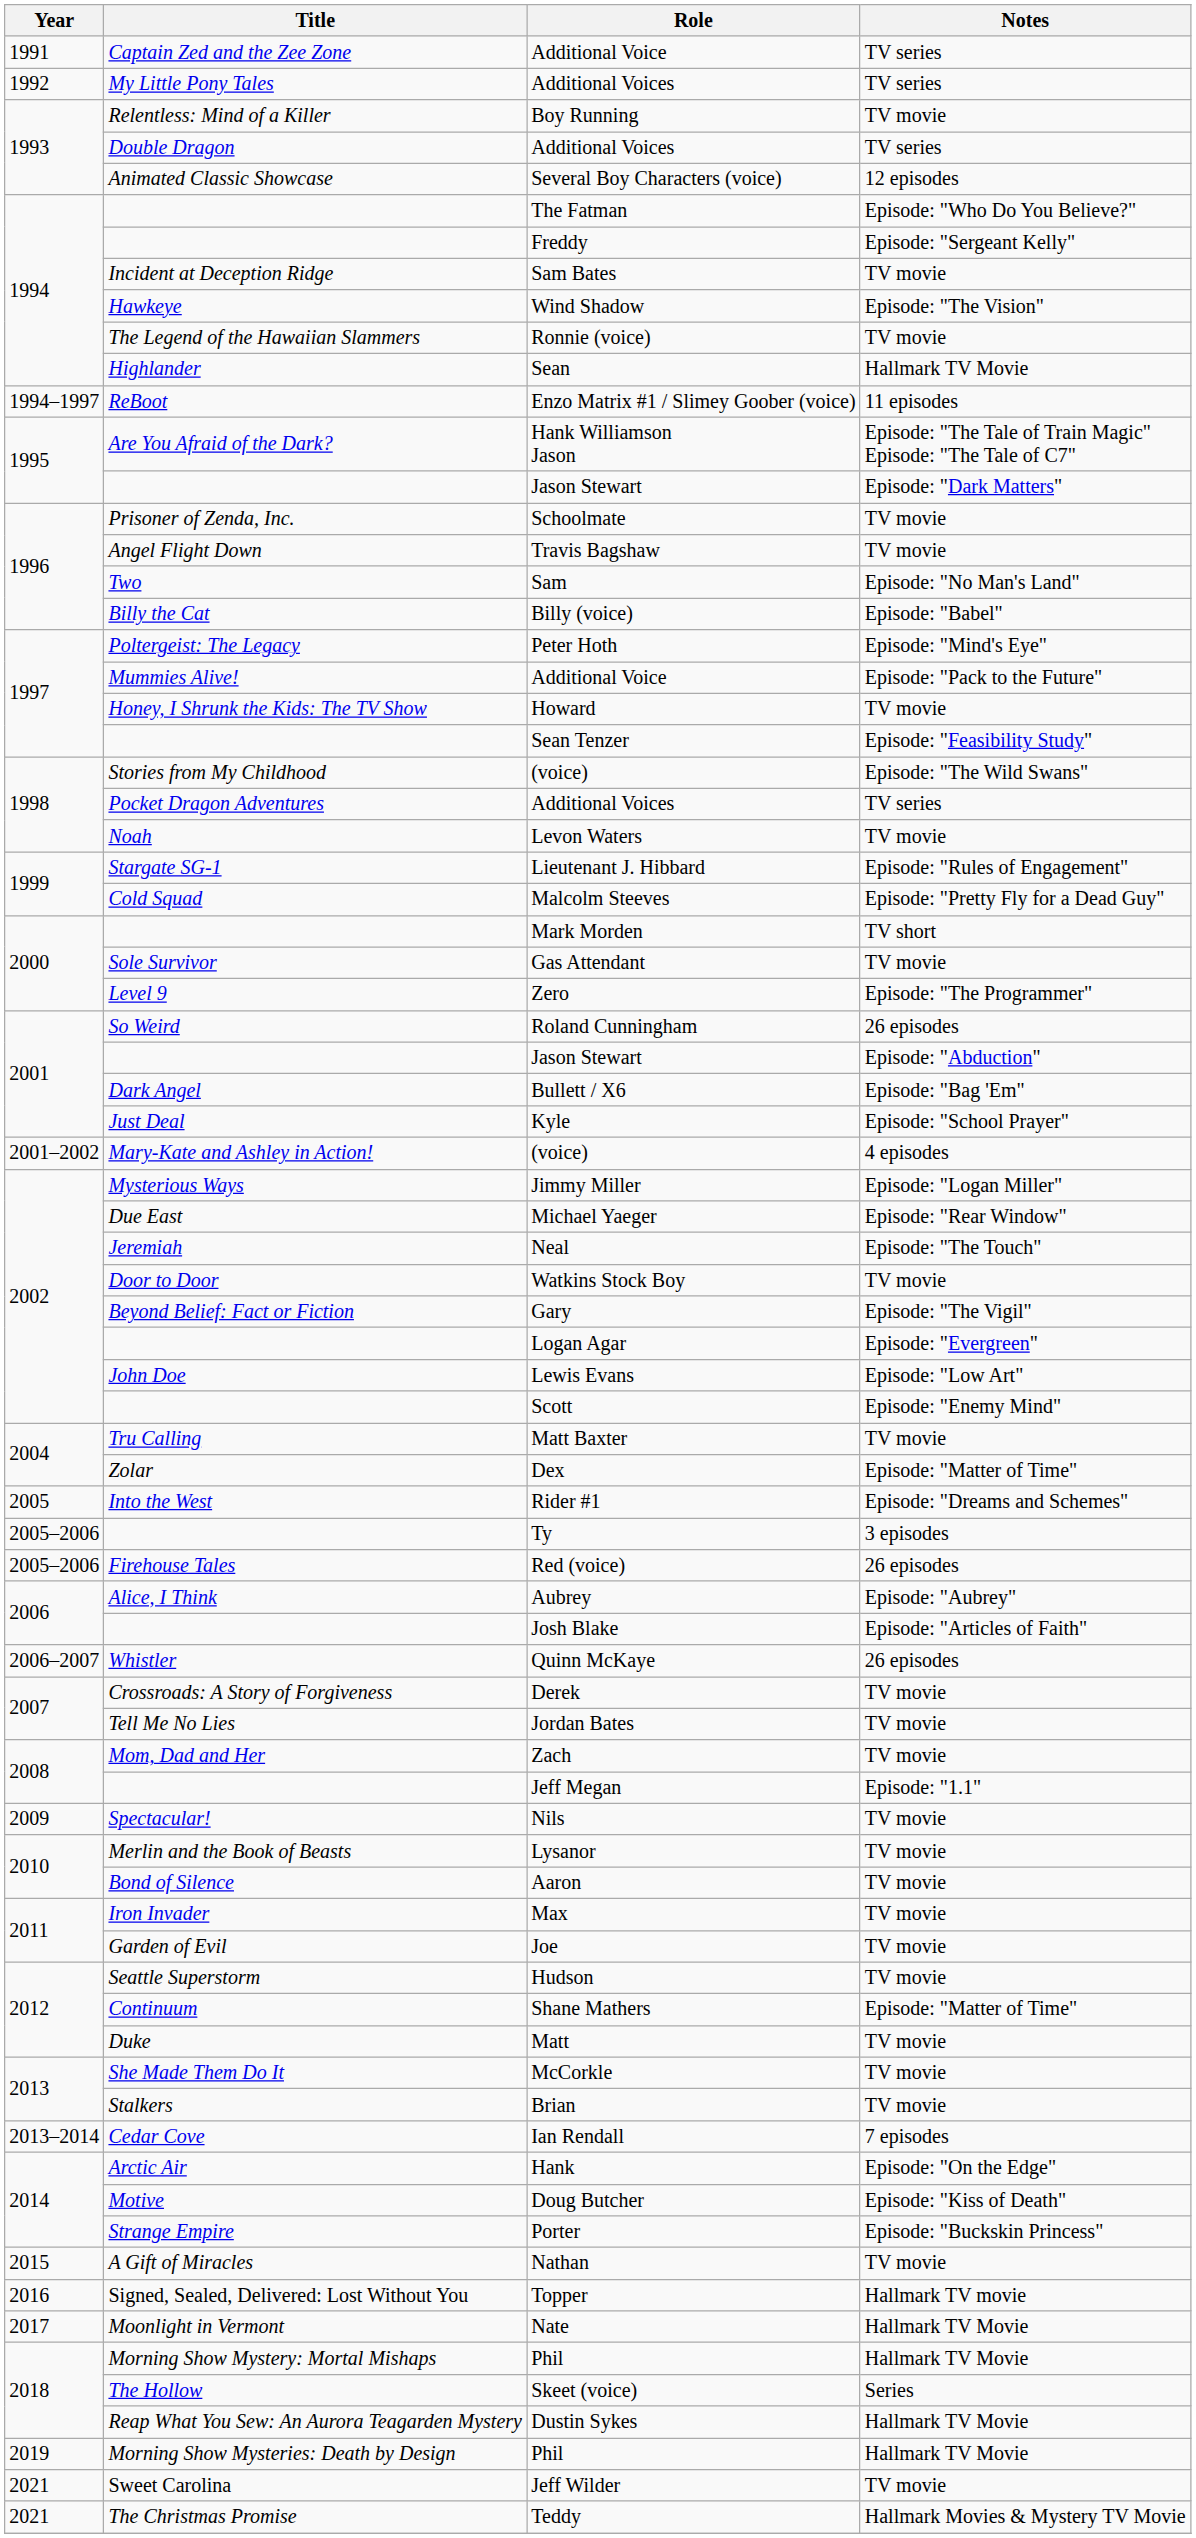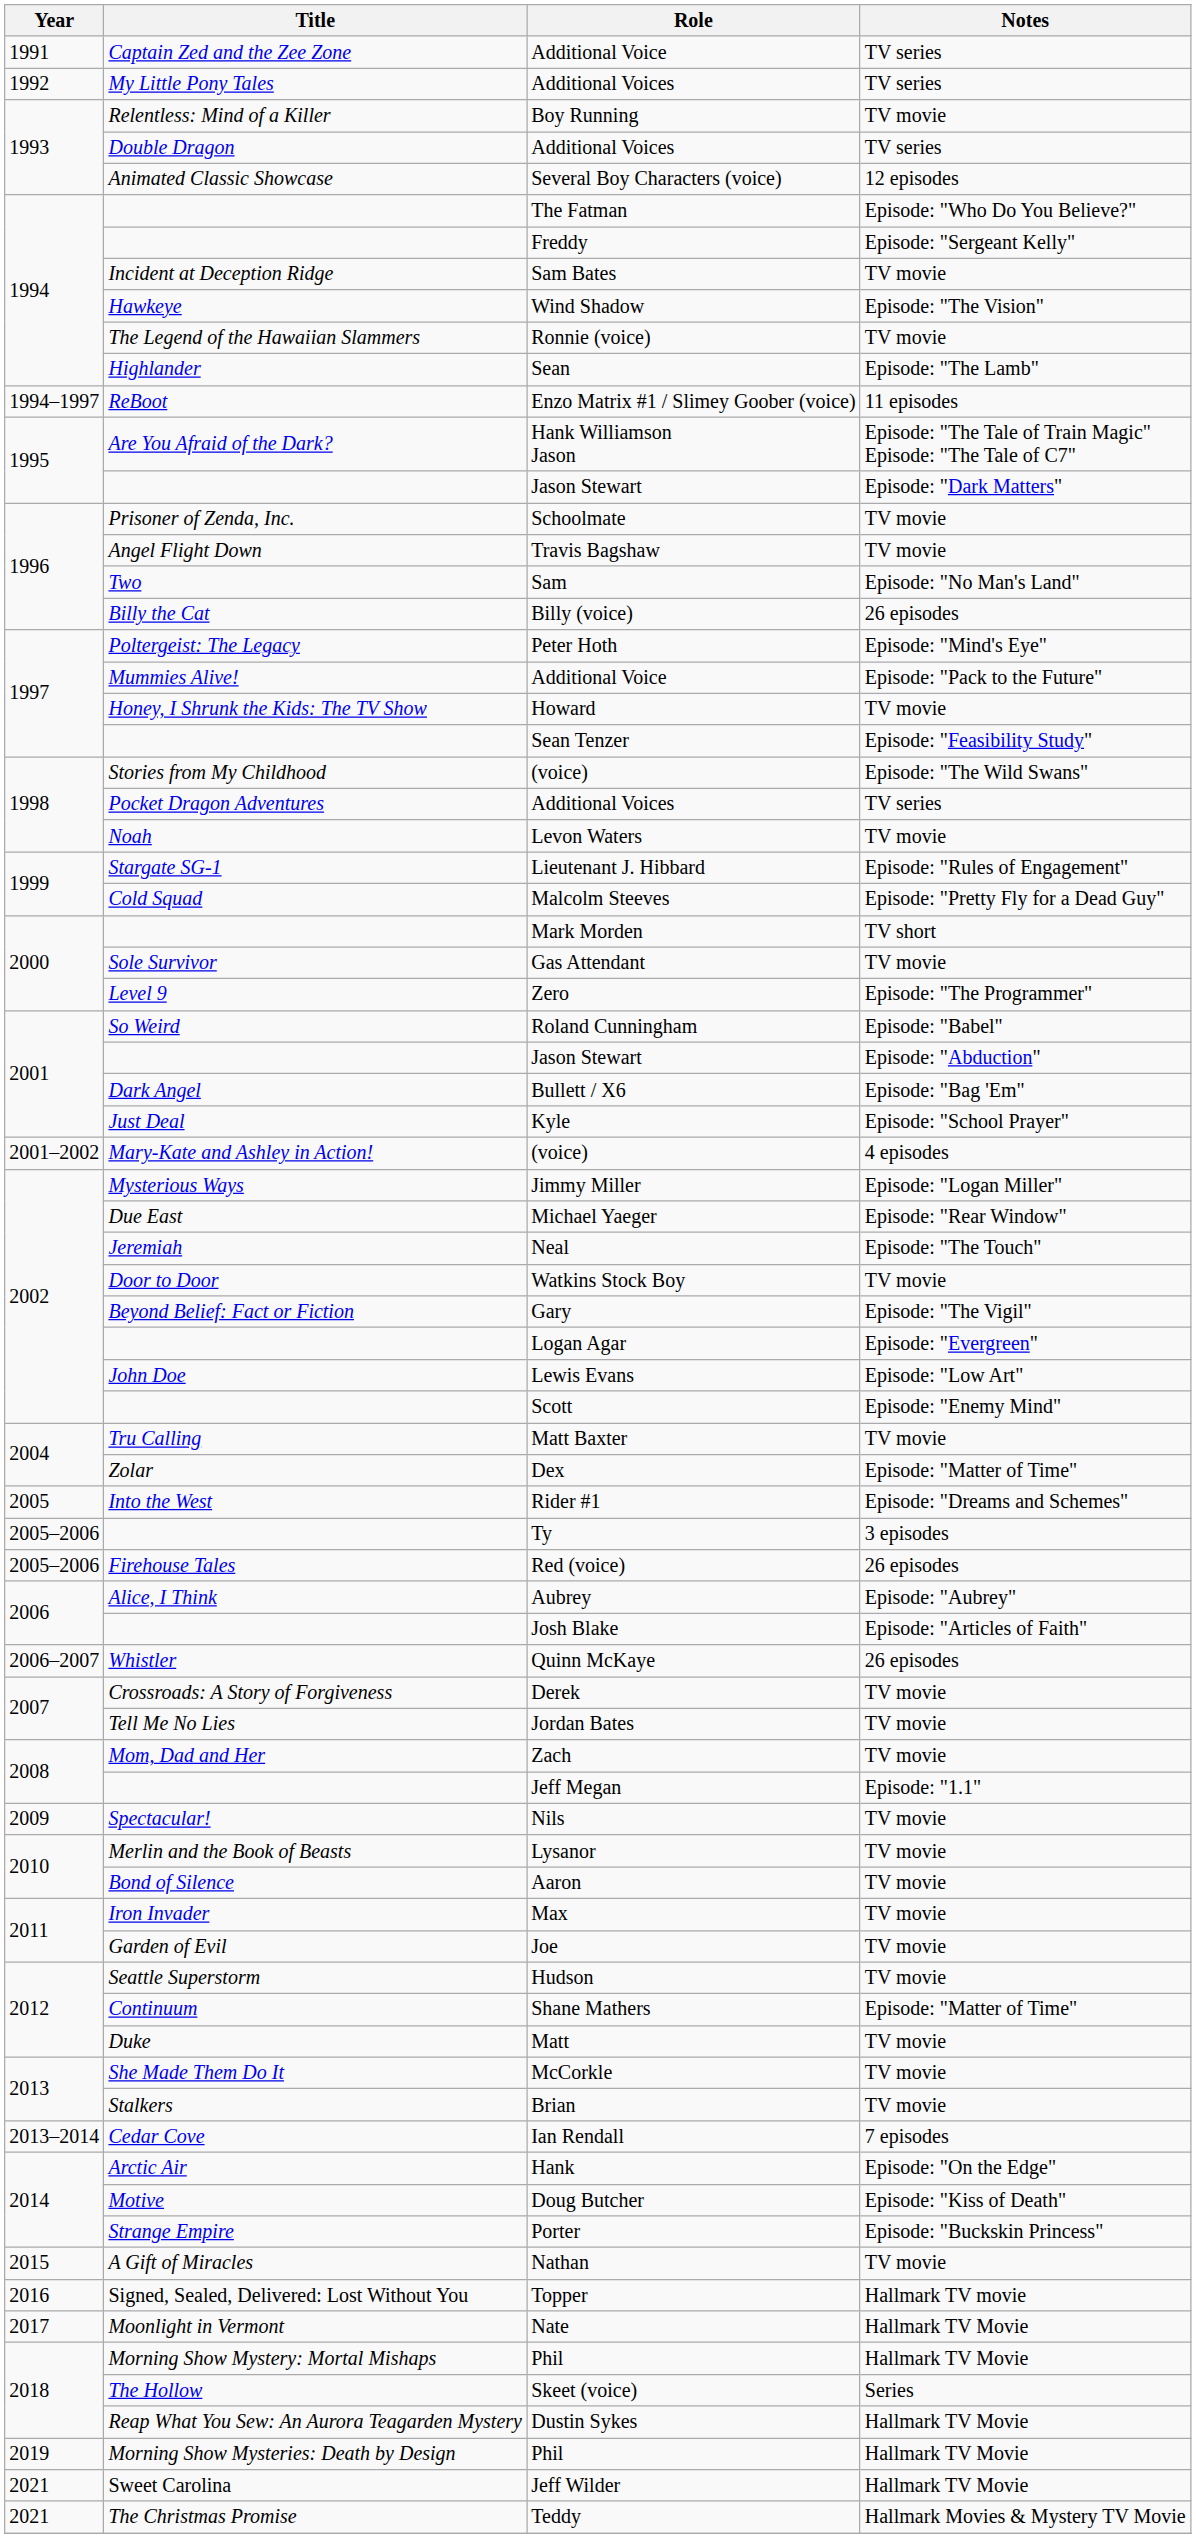(947, 369) Hallmark TV Movie -> (952, 369) Episode: "The Lamb"
(934, 613) Episode: "Babel" -> (912, 613) 26 episodes
(912, 1026) 26 episodes -> (934, 1026) Episode: "Babel"
(905, 2485) TV movie -> (947, 2485) Hallmark TV Movie
